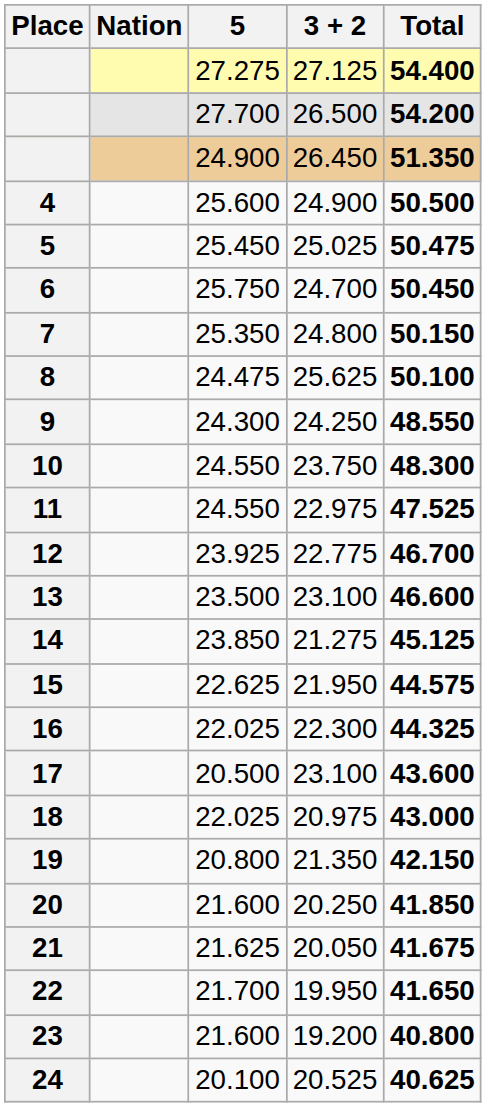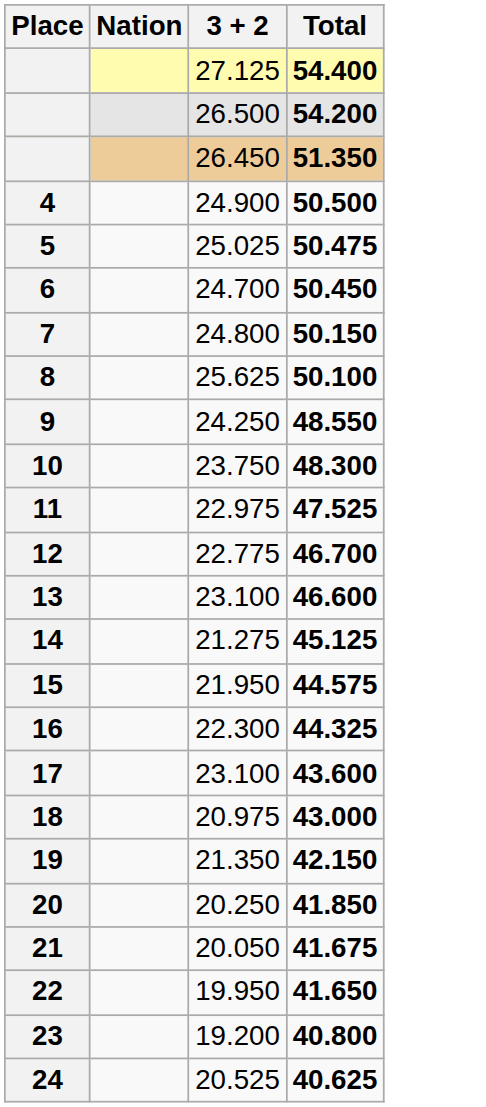- column: (238, 26)
